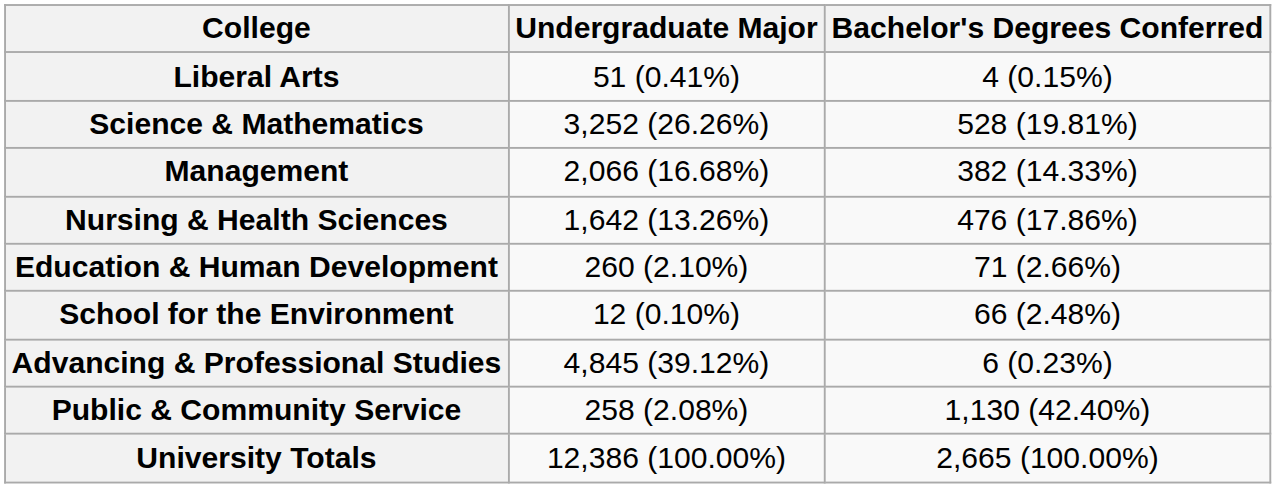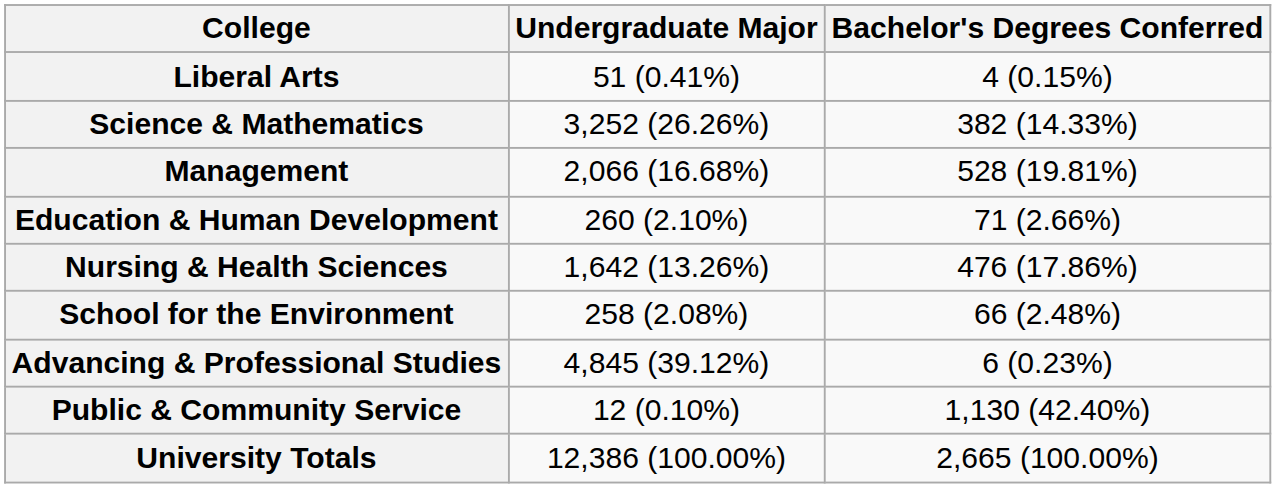(1047, 123) 528 (19.81%) -> (1047, 123) 382 (14.33%)
(1047, 171) 382 (14.33%) -> (1047, 171) 528 (19.81%)
rows swapped: (256, 219) <-> (256, 266)
(666, 314) 12 (0.10%) -> (666, 314) 258 (2.08%)
(666, 410) 258 (2.08%) -> (666, 410) 12 (0.10%)
